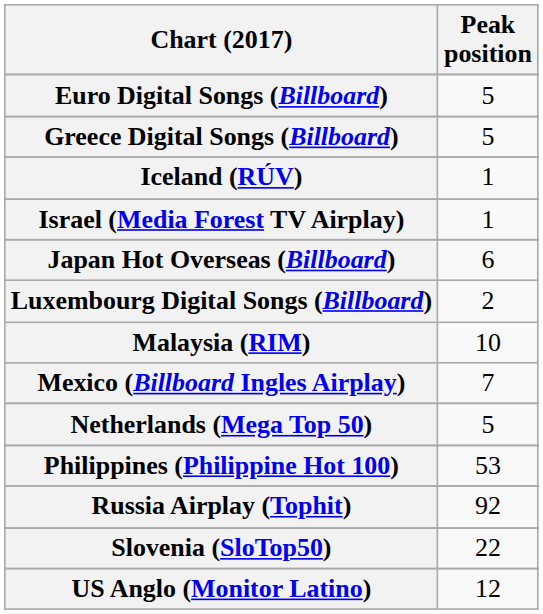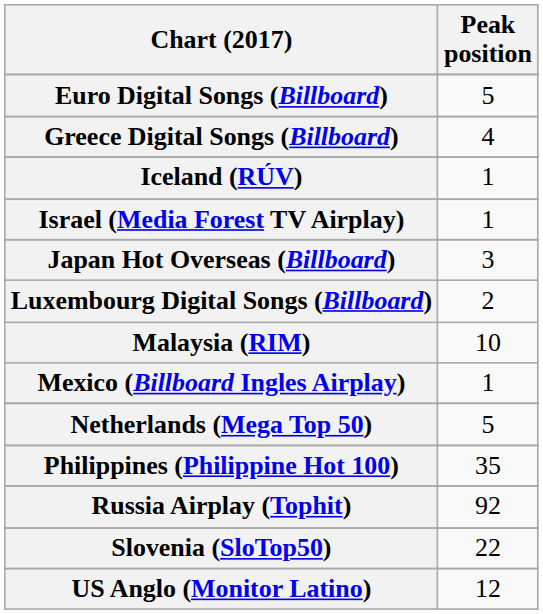(488, 136) 5 -> (488, 136) 4
(488, 259) 6 -> (488, 259) 3
(488, 383) 7 -> (488, 383) 1
(488, 465) 53 -> (488, 465) 35
